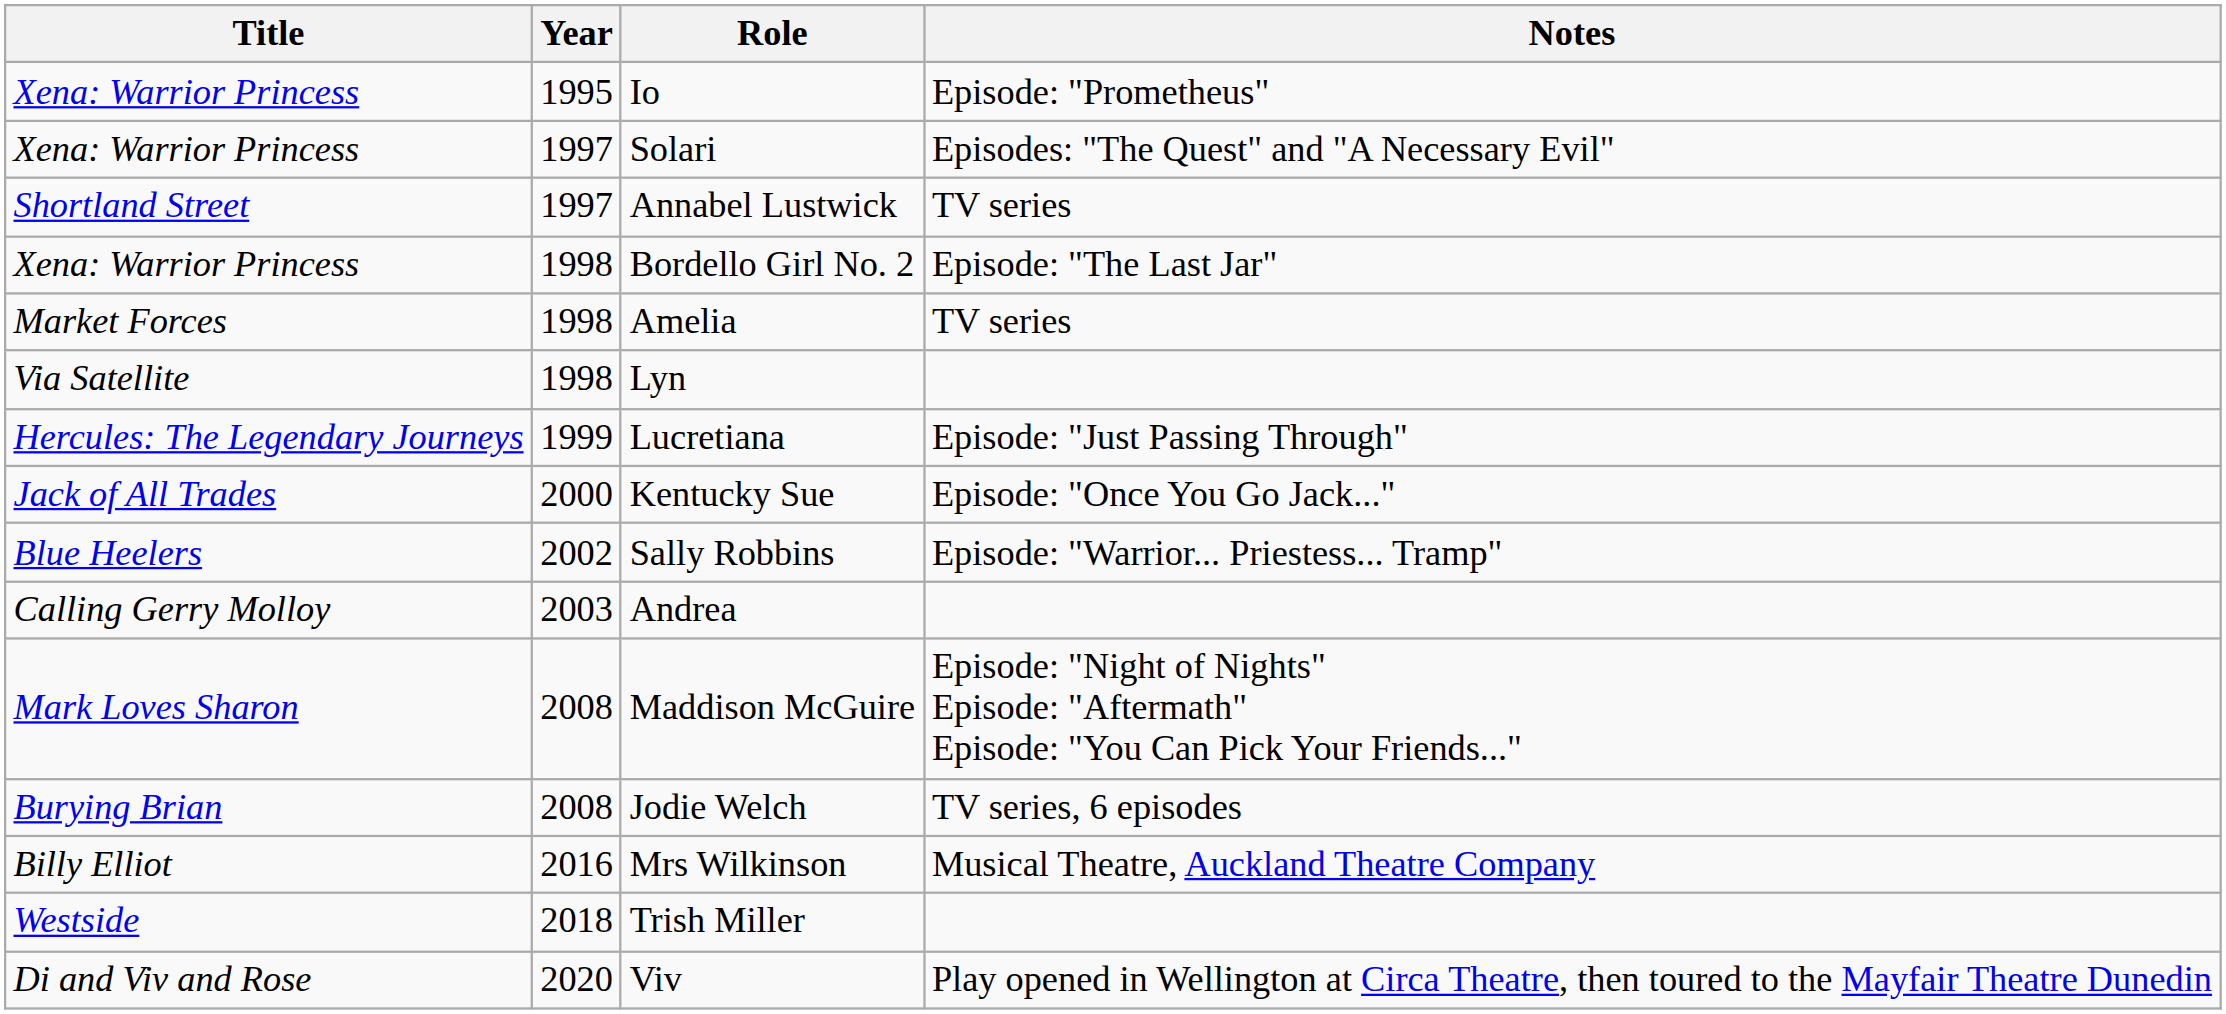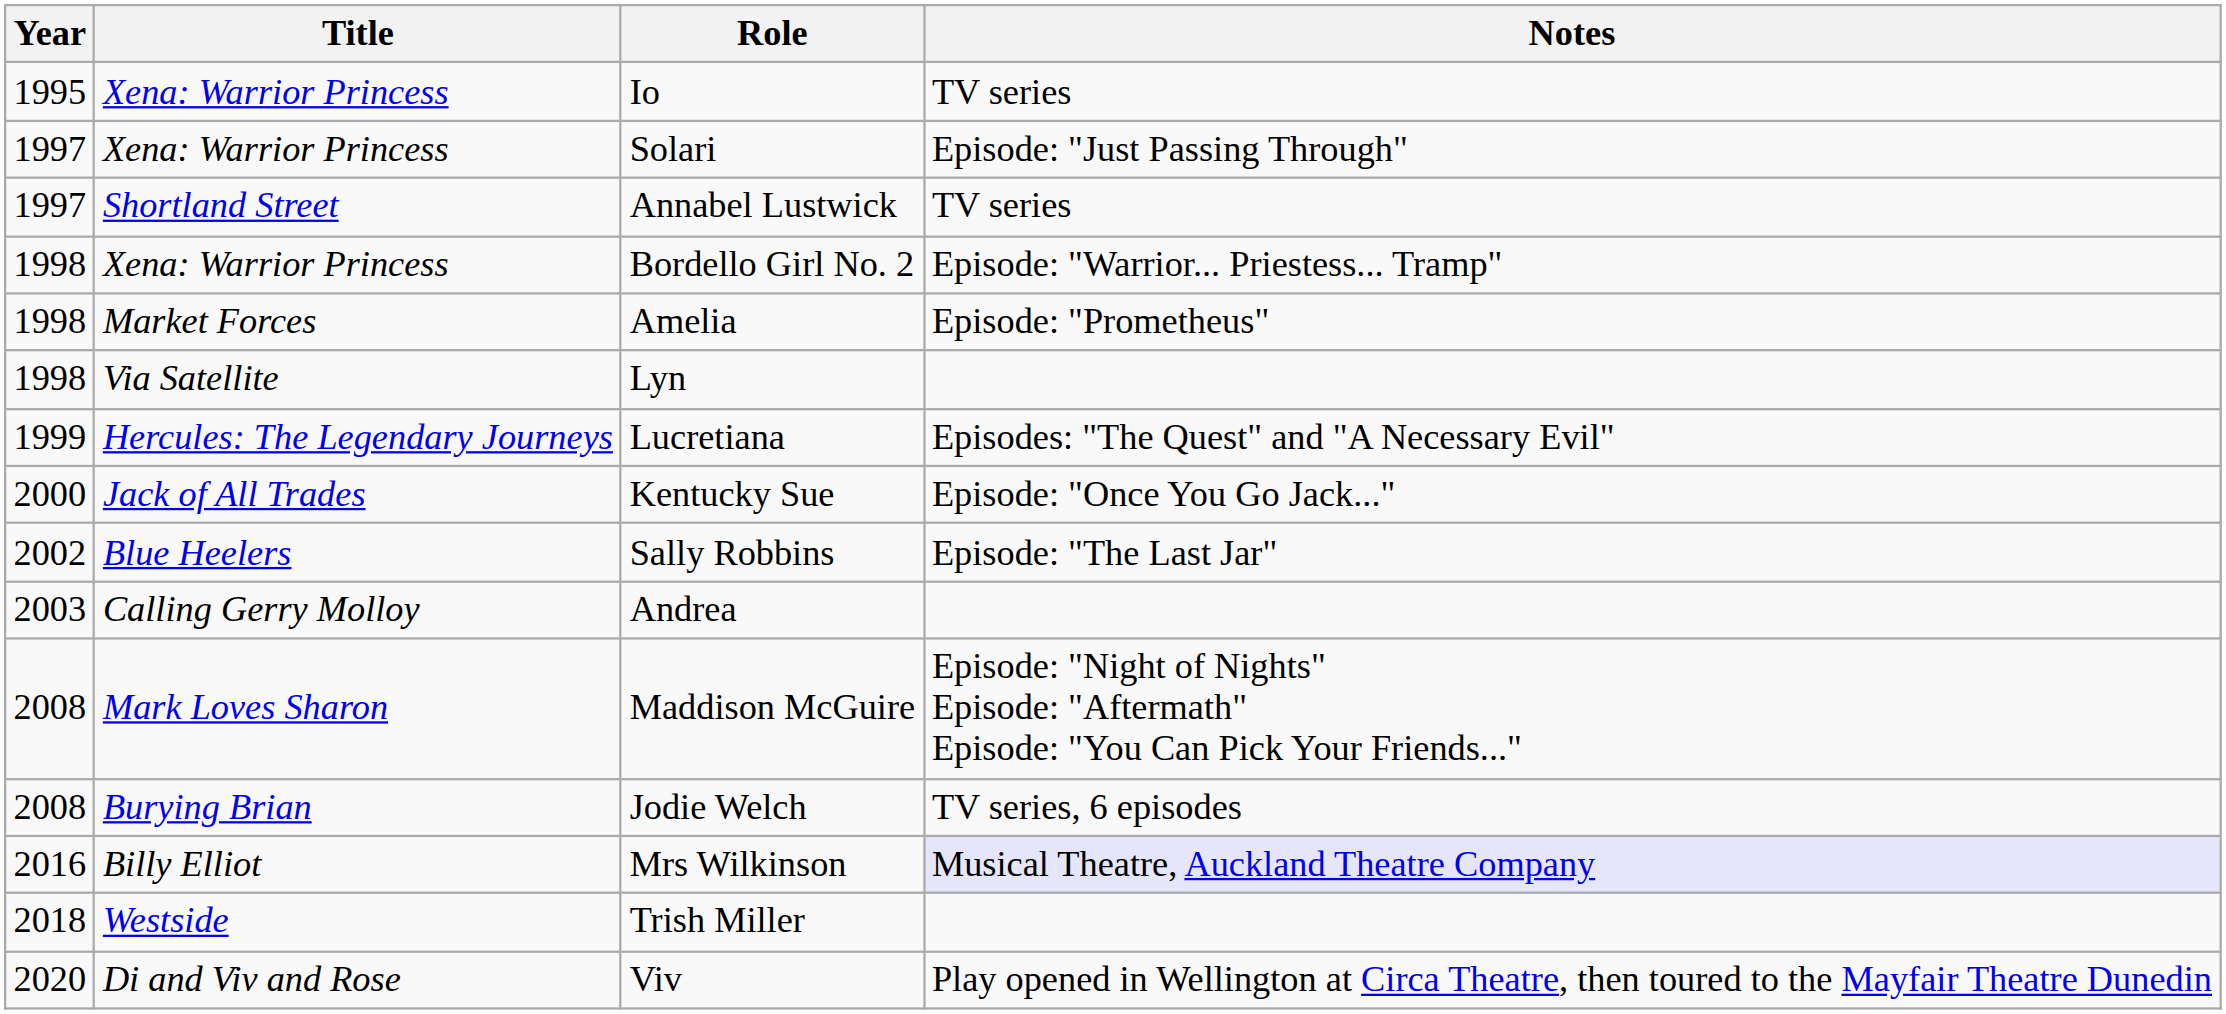columns swapped: (577, 33) <-> (269, 33)
(1101, 90) Episode: "Prometheus" -> (1002, 90) TV series
(1273, 148) Episodes: "The Quest" and "A Necessary Evil" -> (1170, 148) Episode: "Just Passing Through"
(1105, 263) Episode: "The Last Jar" -> (1217, 263) Episode: "Warrior... Priestess... Tramp"
(1002, 321) TV series -> (1101, 321) Episode: "Prometheus"
(1170, 436) Episode: "Just Passing Through" -> (1273, 436) Episodes: "The Quest" and "A Necessary Evil"
(1217, 551) Episode: "Warrior... Priestess... Tramp" -> (1105, 551) Episode: "The Last Jar"
(1264, 863) no background -> (1264, 863) lavender background
